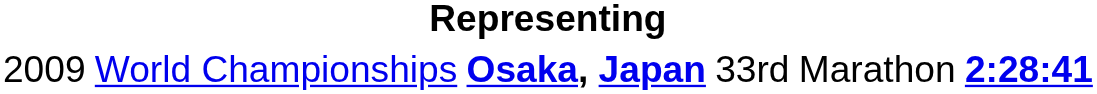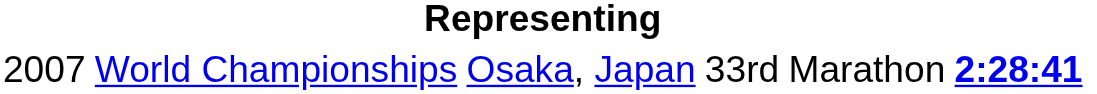(44, 70) 2009 -> (44, 70) 2007
(586, 70) bold -> (581, 70) normal
